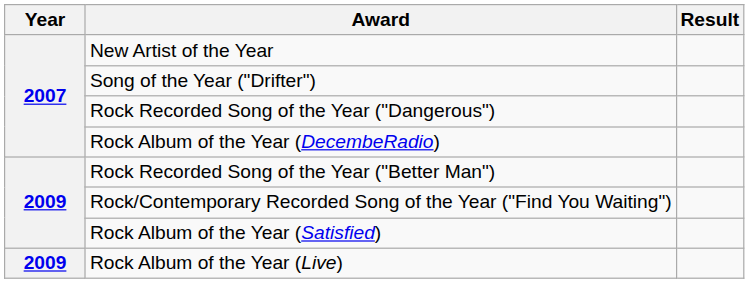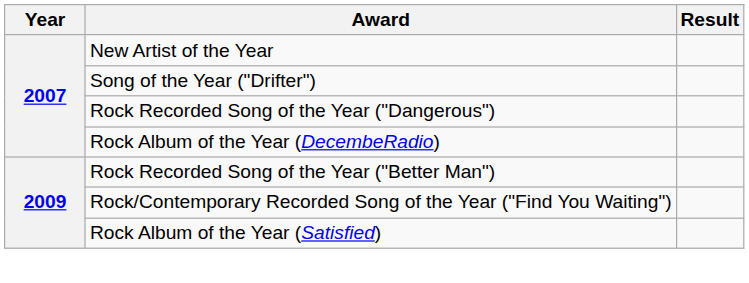- row: (216, 263)
